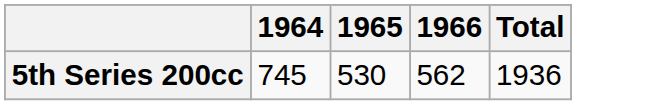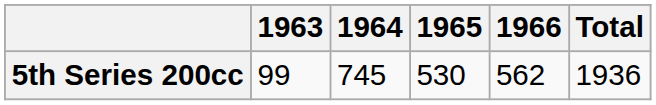+ column: (290, 27)
